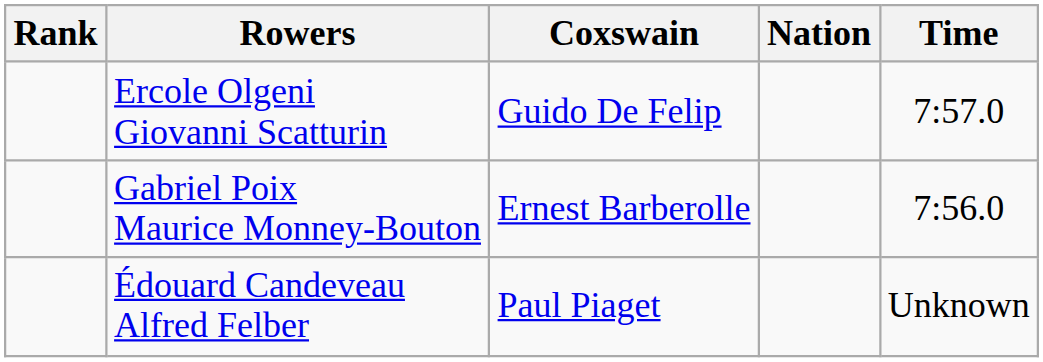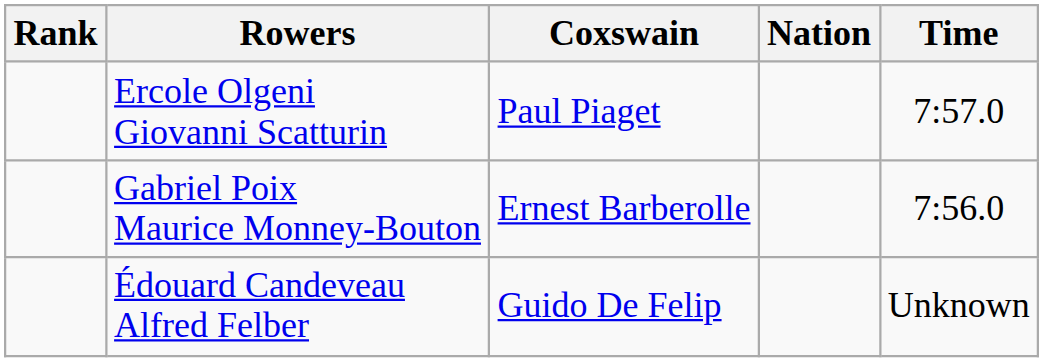(610, 110) Guido De Felip -> (579, 110) Paul Piaget
(579, 305) Paul Piaget -> (610, 305) Guido De Felip
